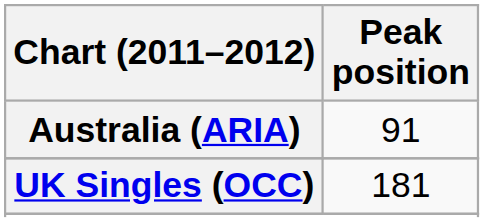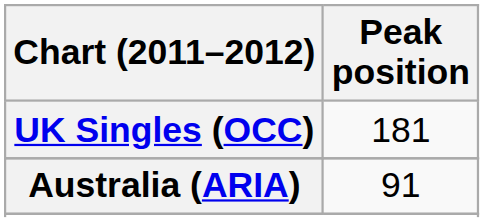rows swapped: (164, 128) <-> (164, 185)
